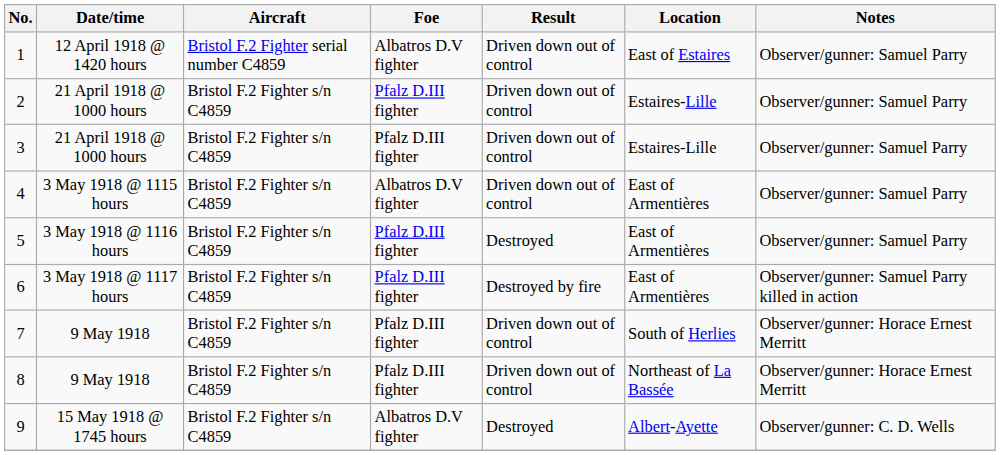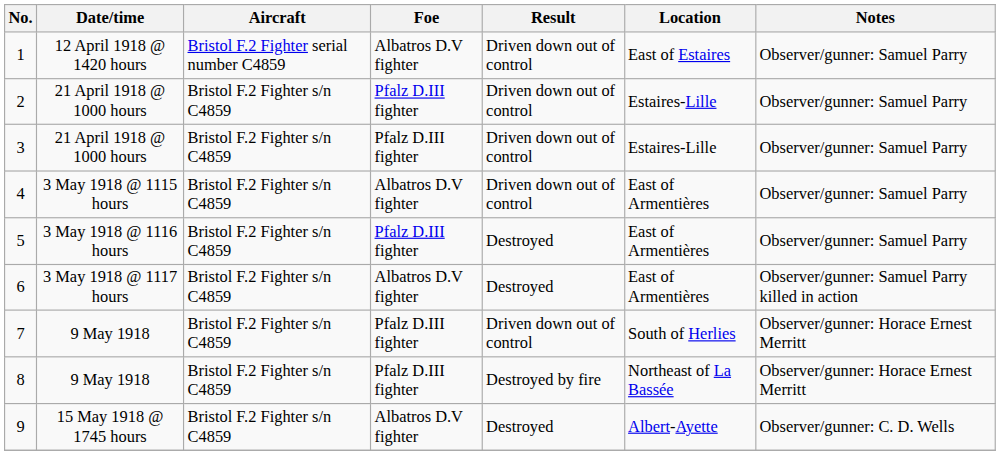(410, 287) Pfalz D.III fighter -> (419, 287) Albatros D.V fighter
(544, 287) Destroyed by fire -> (520, 287) Destroyed
(551, 380) Driven down out of control -> (544, 380) Destroyed by fire
